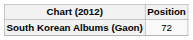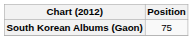(167, 27) 72 -> (167, 27) 75
